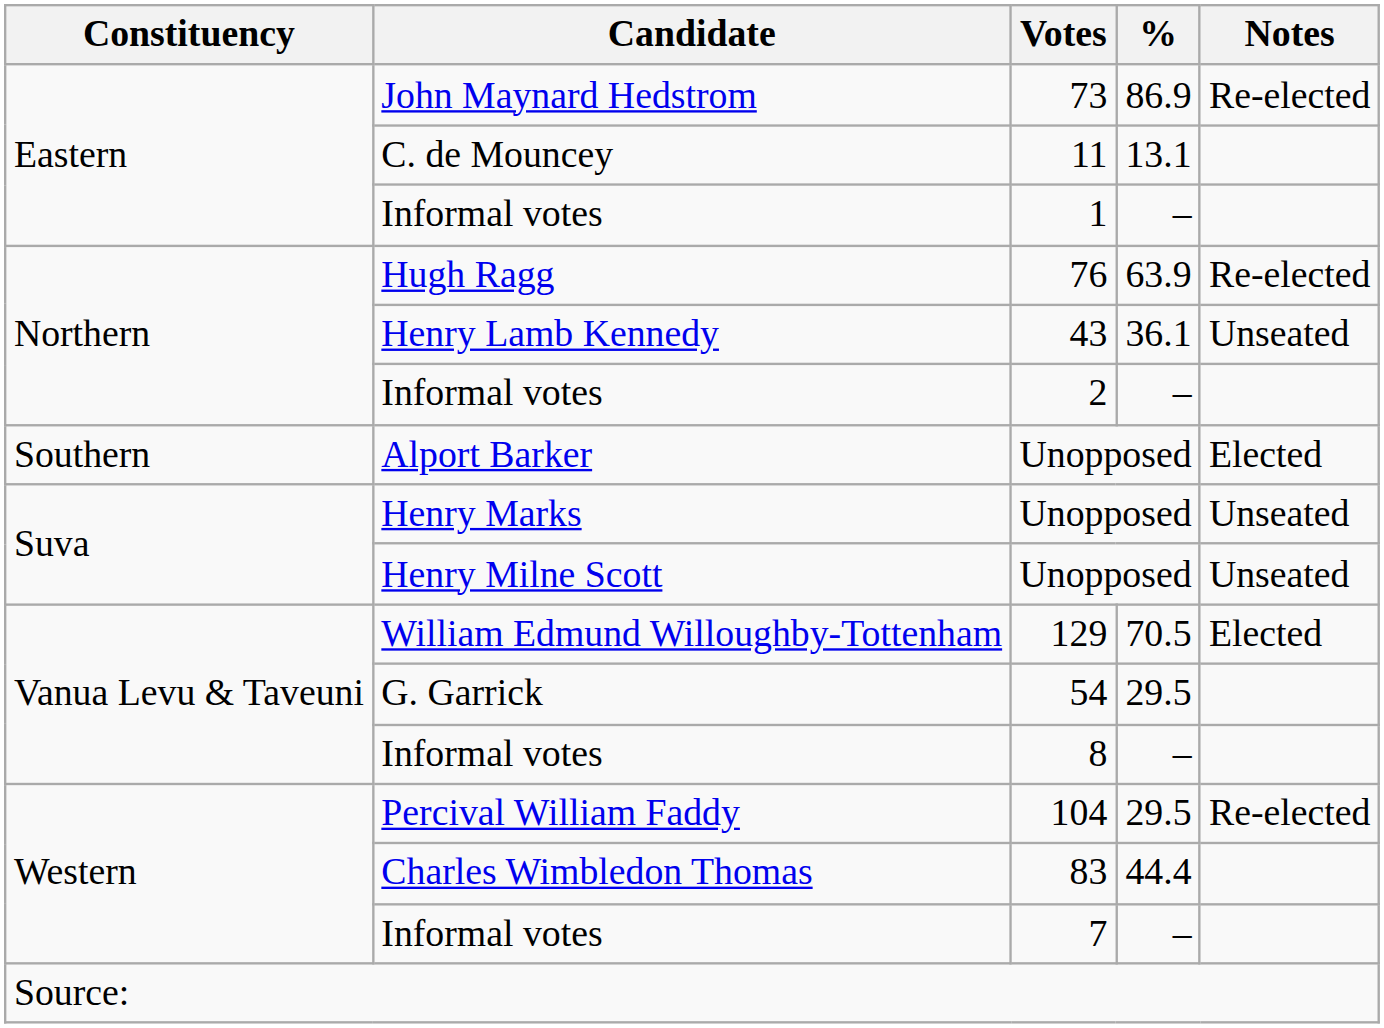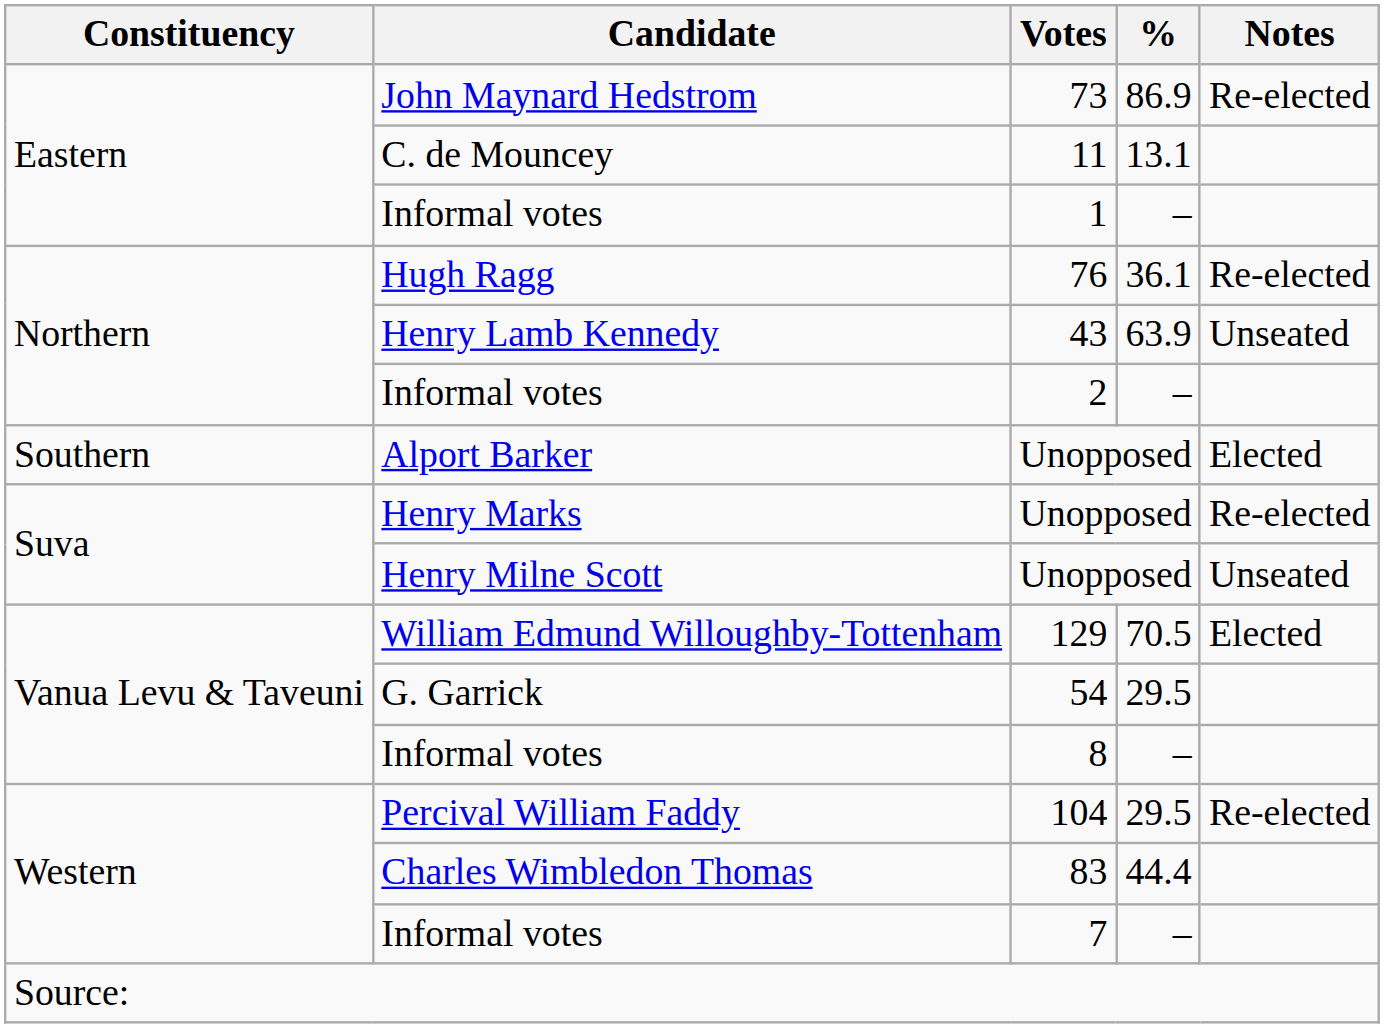(1159, 273) 63.9 -> (1159, 273) 36.1
(1159, 333) 36.1 -> (1159, 333) 63.9
(1279, 513) Unseated -> (1290, 513) Re-elected
